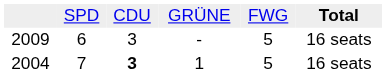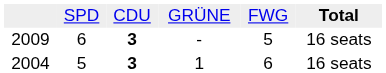(132, 39) normal -> (132, 39) bold
(82, 63) 7 -> (82, 63) 5
(268, 63) 5 -> (268, 63) 6
